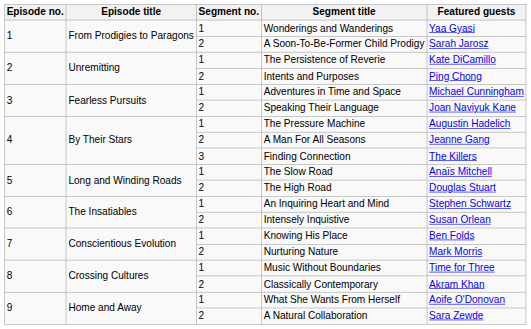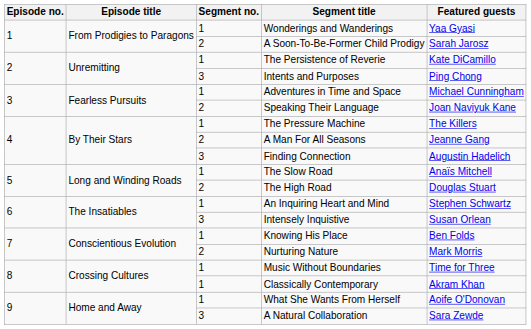(201, 76) 2 -> (201, 76) 3
(470, 124) Augustin Hadelich -> (453, 124) The Killers
(453, 156) The Killers -> (470, 156) Augustin Hadelich
(201, 220) 2 -> (201, 220) 3
(201, 284) 2 -> (201, 284) 1
(201, 316) 2 -> (201, 316) 3
